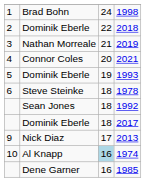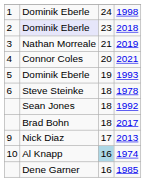(46, 12) Brad Bohn -> (56, 12) Dominik Eberle
(56, 28) no background -> (56, 28) lavender background
(106, 28) 22 -> (106, 28) 23
(56, 122) Dominik Eberle -> (46, 122) Brad Bohn
